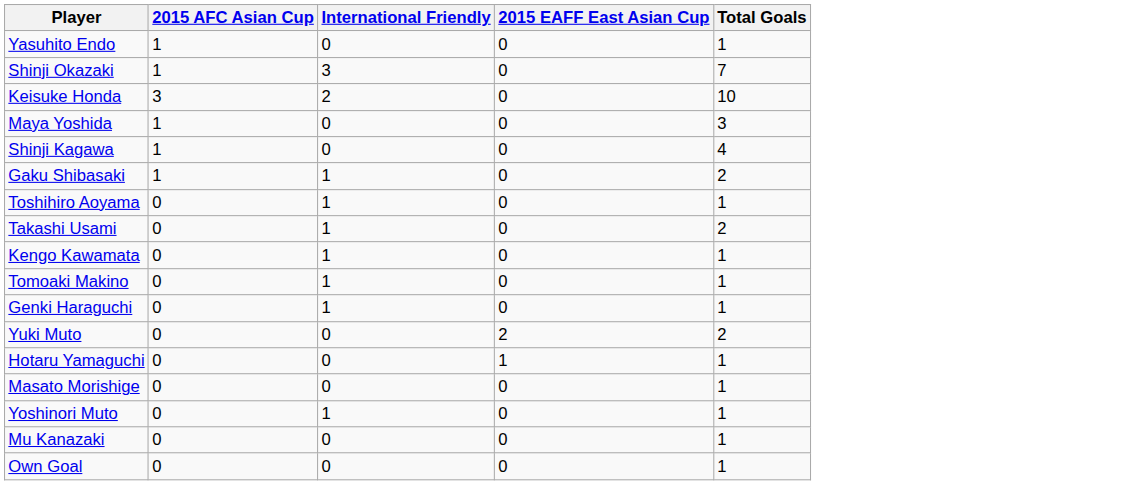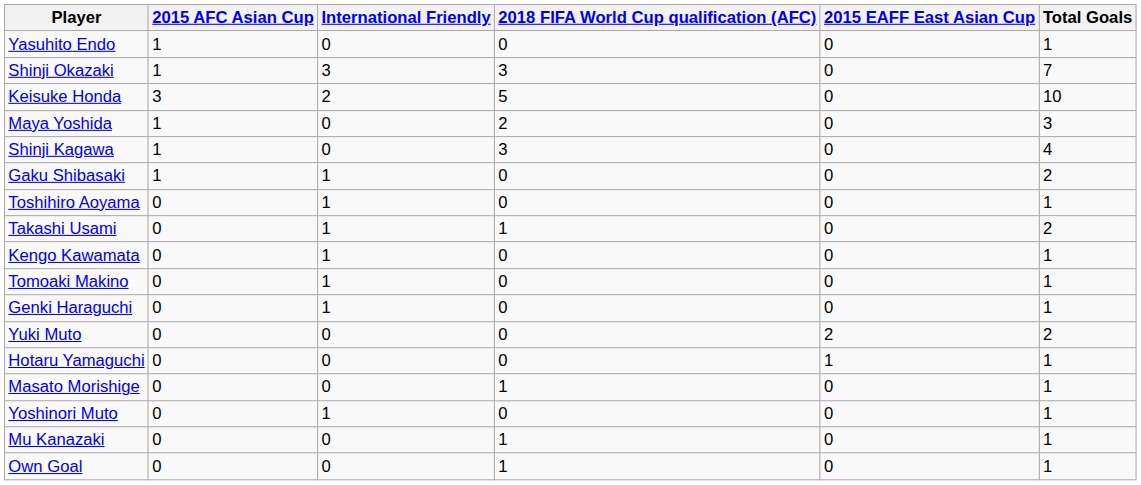+ column: (657, 17)
